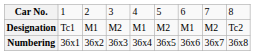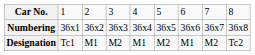rows swapped: (31, 27) <-> (31, 43)
